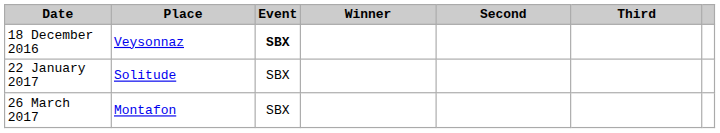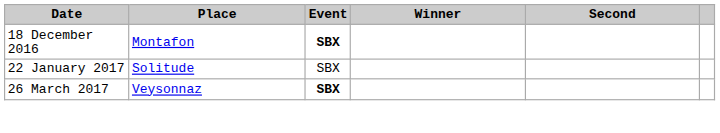- column: (637, 15)
(149, 42) Veysonnaz -> (163, 42) Montafon
(145, 110) Montafon -> (167, 90) Veysonnaz
(278, 110) normal -> (328, 90) bold
